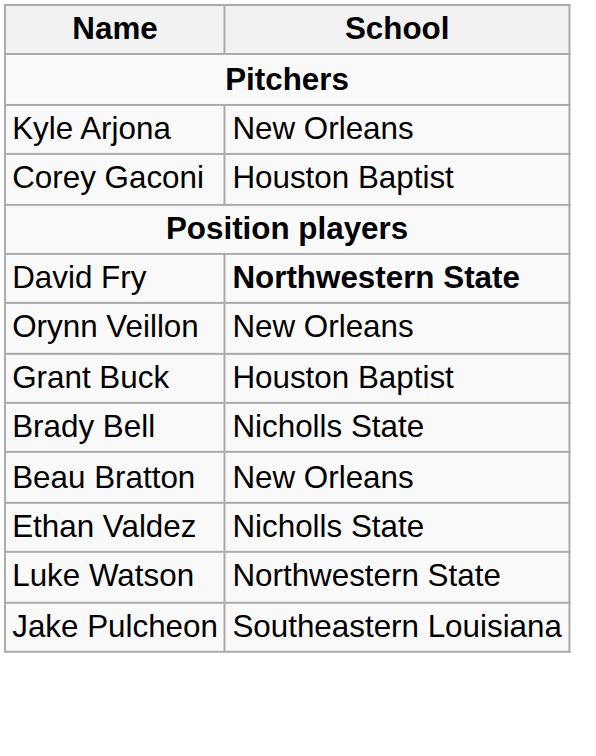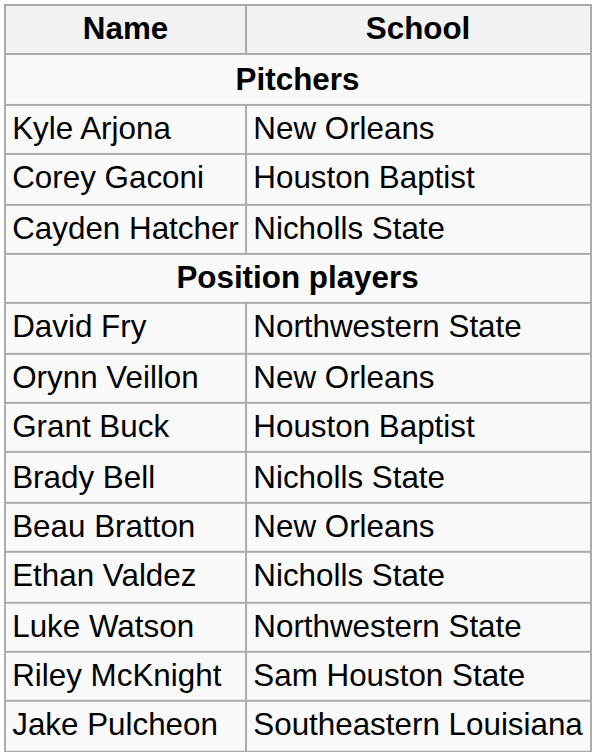+ row: (126, 228)
(376, 278) bold -> (388, 327) normal
+ row: (117, 675)
